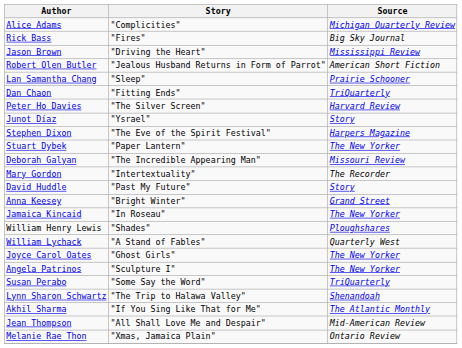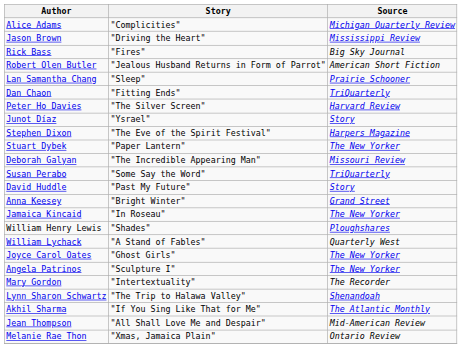rows swapped: (29, 38) <-> (34, 52)
rows swapped: (34, 174) <-> (36, 282)
